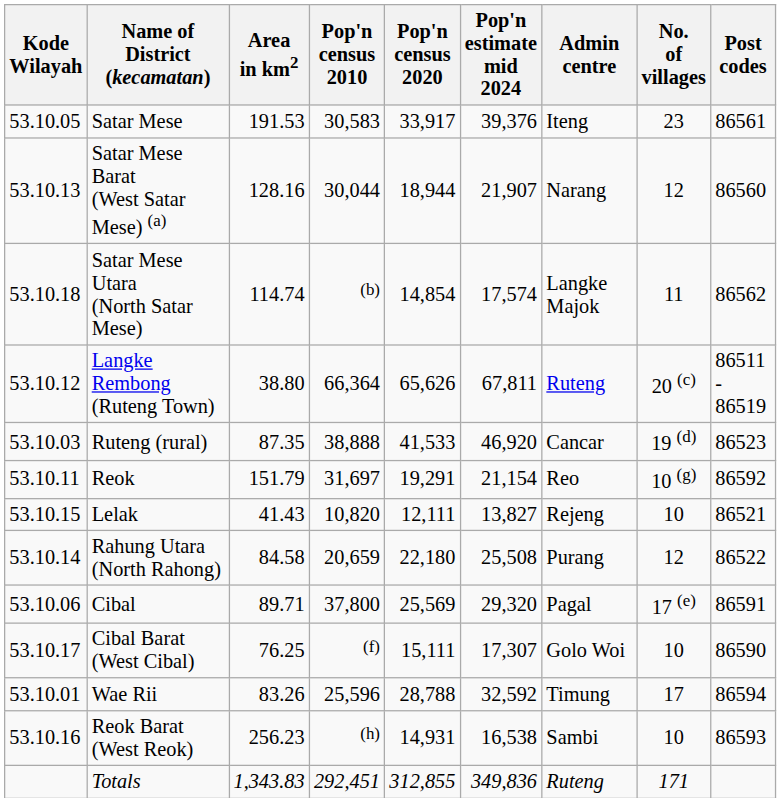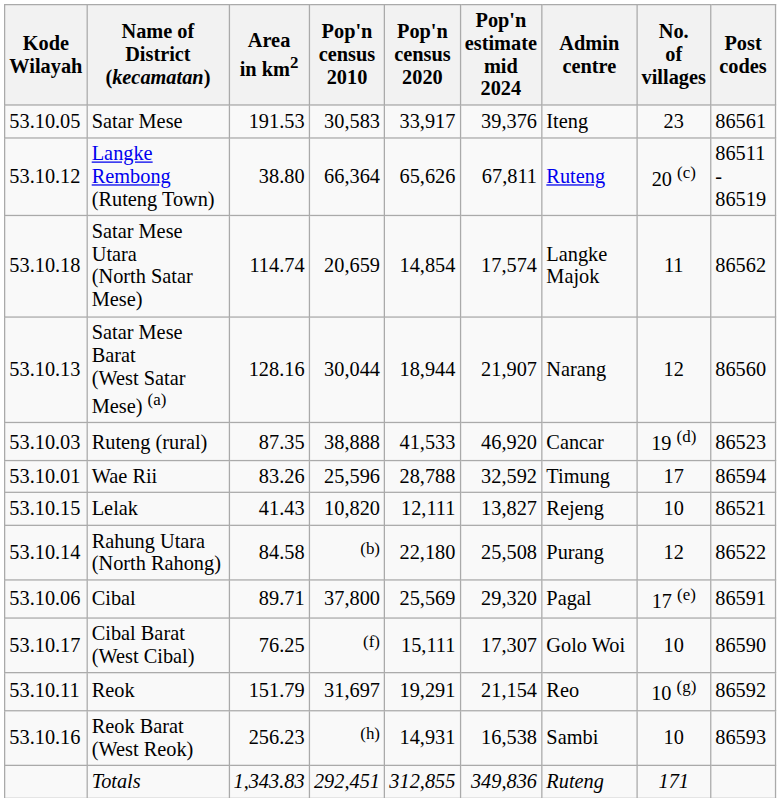rows swapped: (139, 190) <-> (153, 383)
(370, 290) (b) -> (352, 265) 20,659
rows swapped: (124, 694) <-> (113, 479)
(352, 557) 20,659 -> (370, 548) (b)
